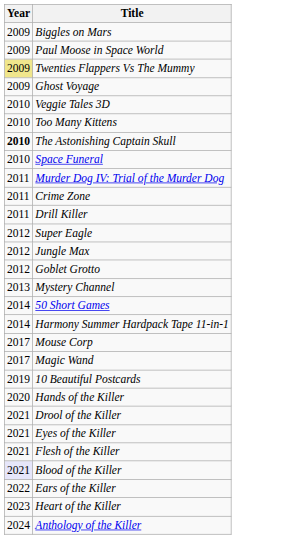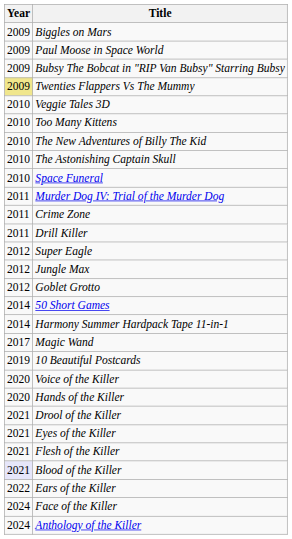+ row: (160, 68)
- row: (67, 86)
+ row: (121, 141)
(19, 141) bold -> (19, 159) normal
- row: (75, 287)
- row: (64, 342)
+ row: (77, 379)
- row: (78, 506)
+ row: (76, 506)
